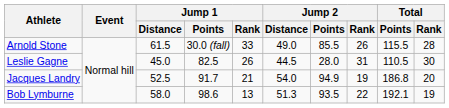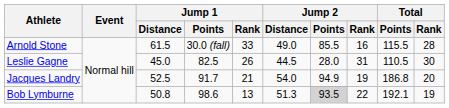(362, 46) 26 -> (362, 46) 16
(160, 95) 58.0 -> (160, 95) 50.8
(329, 95) no background -> (329, 95) lightgrey background
